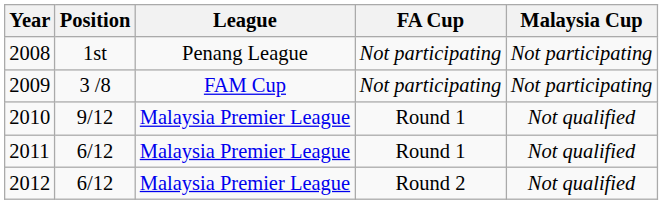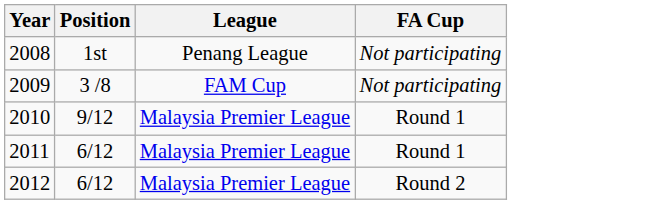- column: (582, 20)
